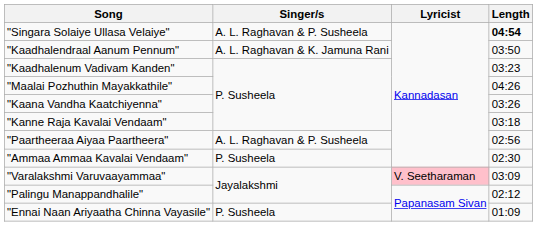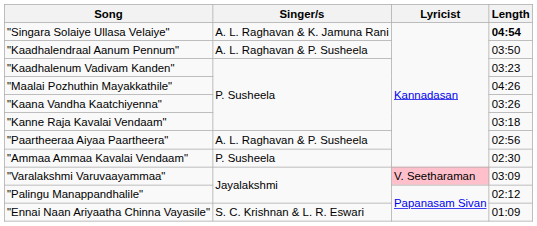(291, 32) A. L. Raghavan & P. Susheela -> (302, 32) A. L. Raghavan & K. Jamuna Rani
(302, 50) A. L. Raghavan & K. Jamuna Rani -> (291, 50) A. L. Raghavan & P. Susheela
(245, 212) P. Susheela -> (290, 212) S. C. Krishnan & L. R. Eswari
